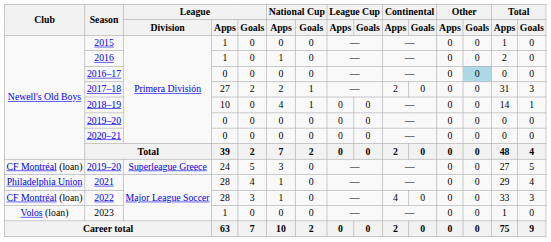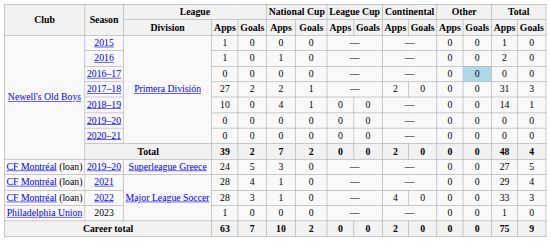(45, 182) Philadelphia Union -> (45, 182) CF Montréal (loan)
(44, 213) Volos (loan) -> (45, 213) Philadelphia Union
